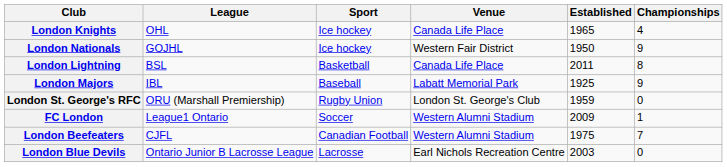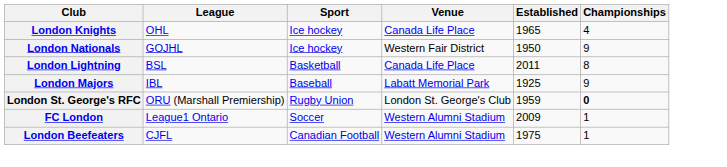(640, 100) normal -> (586, 100) bold
(640, 135) 7 -> (586, 135) 1
- row: (74, 153)
